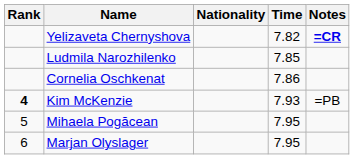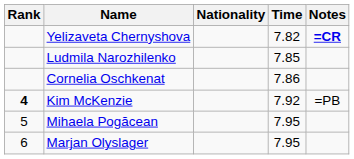(287, 100) 7.93 -> (287, 100) 7.92
